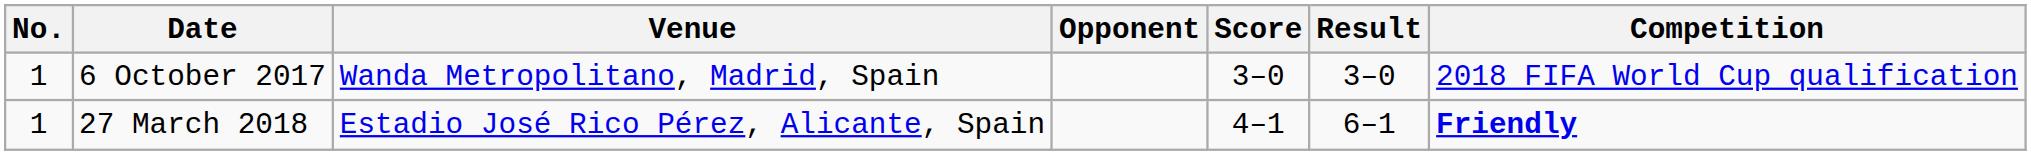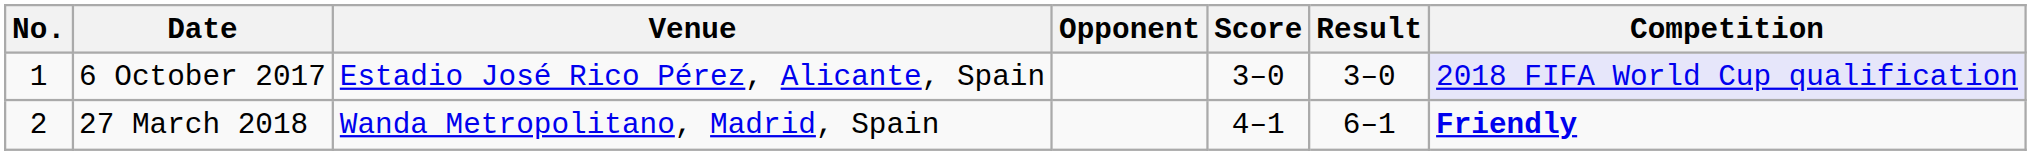(640, 77) Wanda Metropolitano, Madrid, Spain -> (692, 77) Estadio José Rico Pérez, Alicante, Spain
(1727, 77) no background -> (1727, 77) lavender background
(39, 125) 1 -> (39, 125) 2
(692, 125) Estadio José Rico Pérez, Alicante, Spain -> (640, 125) Wanda Metropolitano, Madrid, Spain
